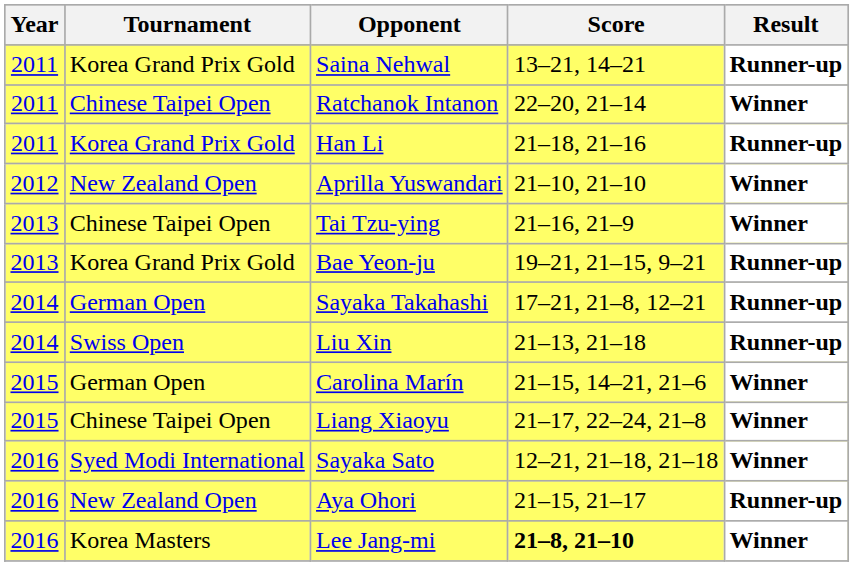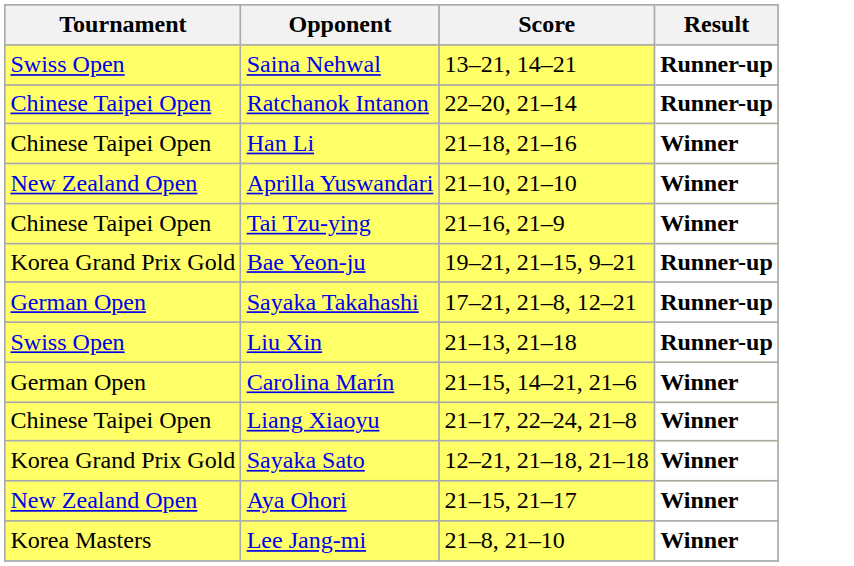- column: (35, 24)
(182, 64) Korea Grand Prix Gold -> (68, 64) Swiss Open
(769, 104) Winner -> (716, 104) Runner-up
(182, 143) Korea Grand Prix Gold -> (111, 143) Chinese Taipei Open
(786, 143) Runner-up -> (699, 143) Winner
(187, 461) Syed Modi International -> (123, 461) Korea Grand Prix Gold
(786, 500) Runner-up -> (699, 500) Winner
(574, 540) bold -> (505, 540) normal
